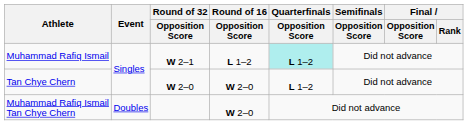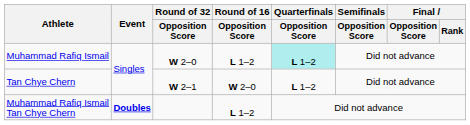(180, 62) W 2–1 -> (183, 62) W 2–0
(180, 87) W 2–0 -> (183, 87) W 2–1
(131, 108) normal -> (132, 108) bold
(239, 113) W 2–0 -> (242, 113) L 1–2
